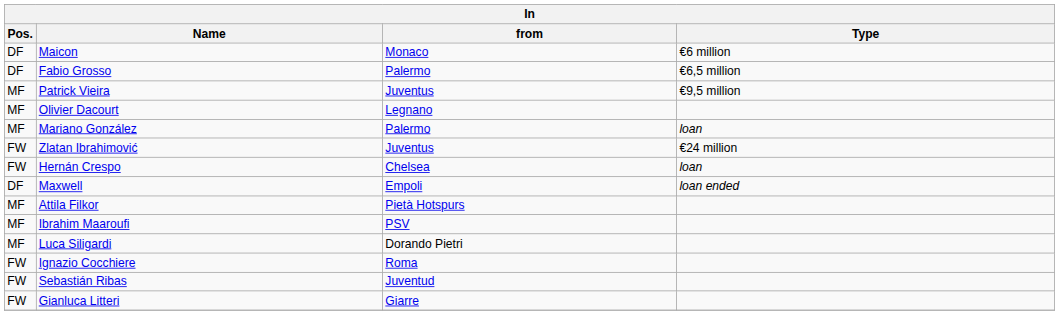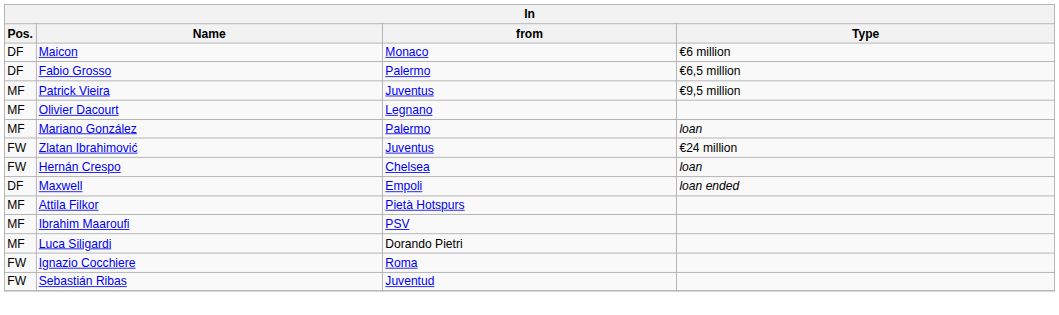- row: (79, 301)
